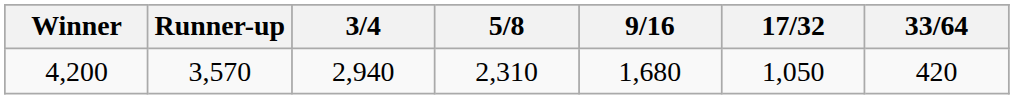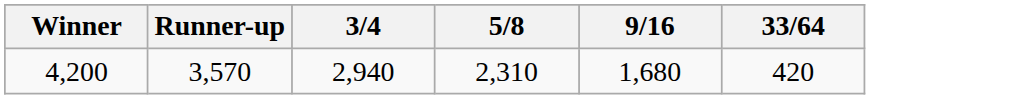- column: (793, 26)
